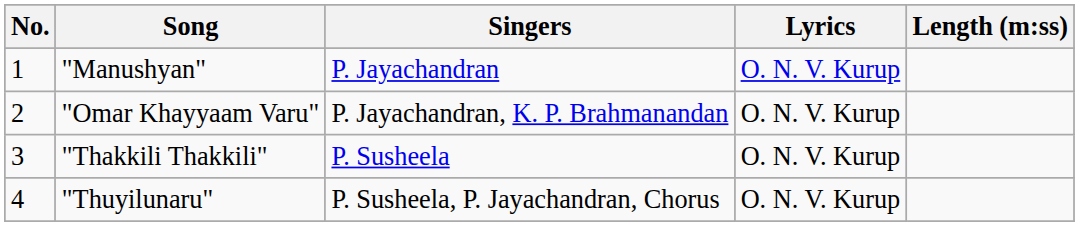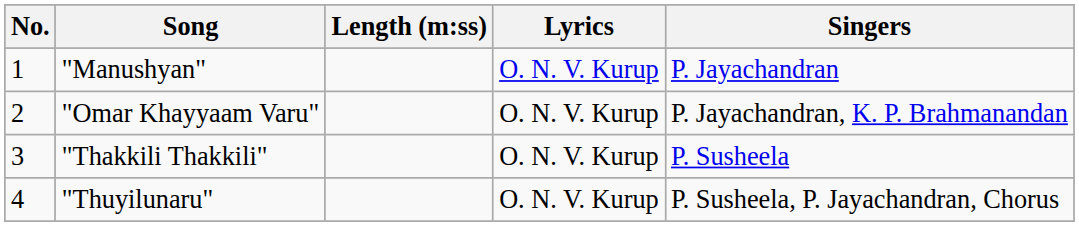columns swapped: (530, 26) <-> (990, 26)
